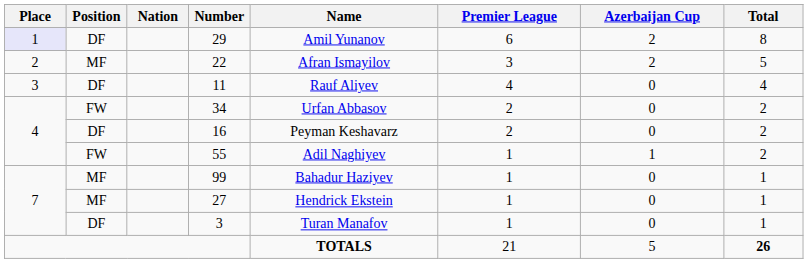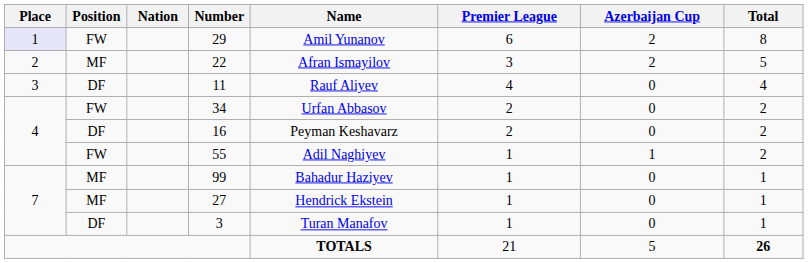(96, 39) DF -> (96, 39) FW
